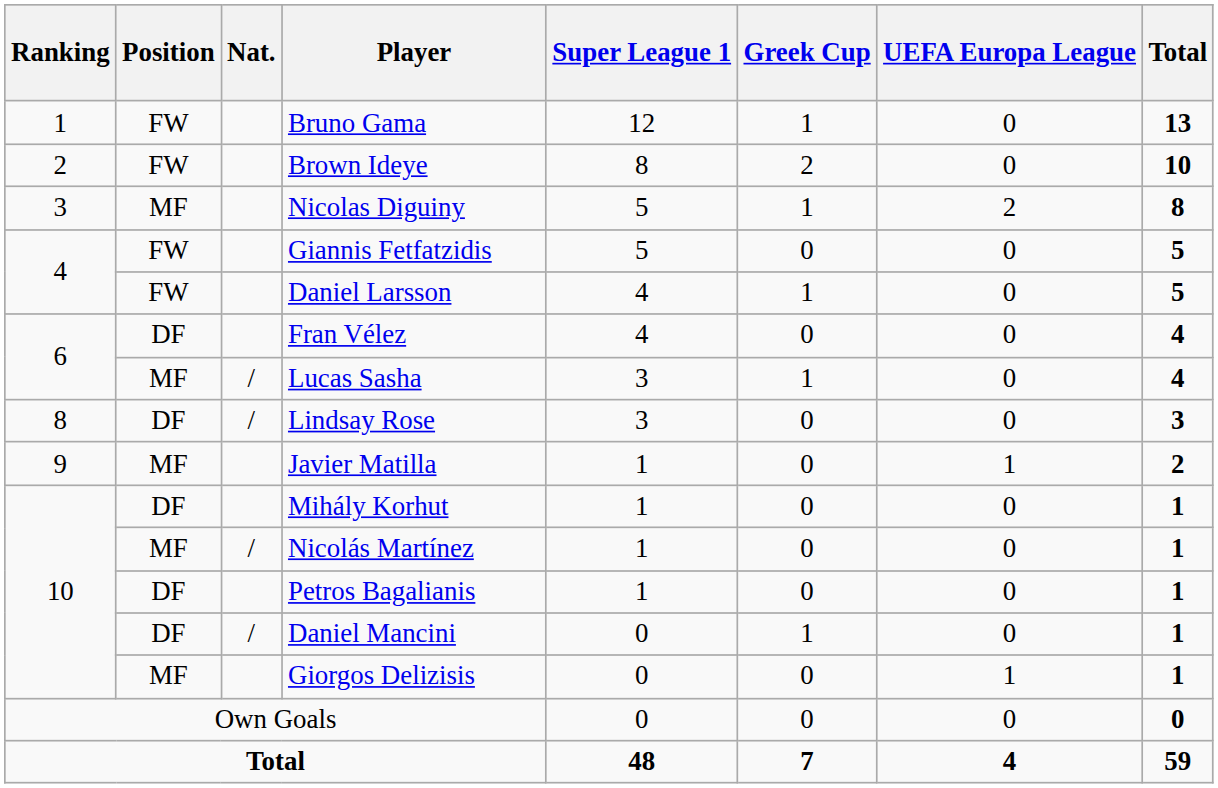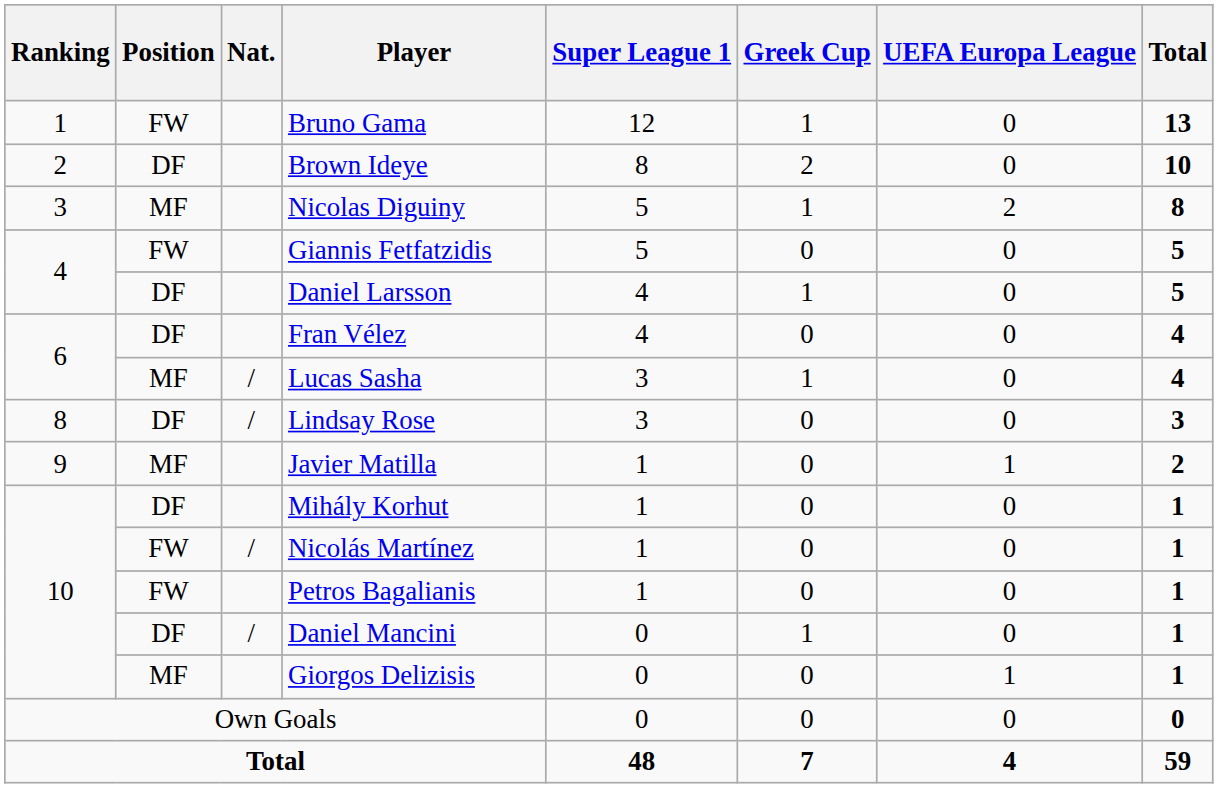(168, 164) FW -> (168, 164) DF
(168, 292) FW -> (168, 292) DF
(168, 548) MF -> (168, 548) FW
(168, 591) DF -> (168, 591) FW
